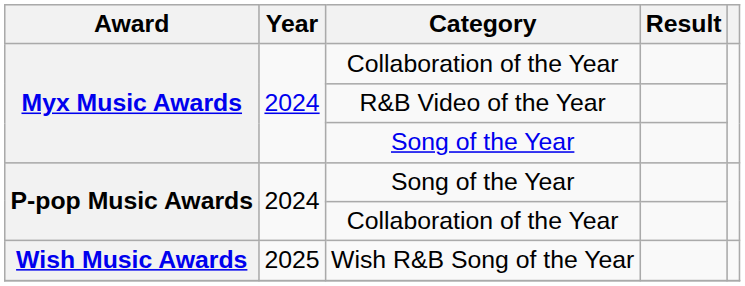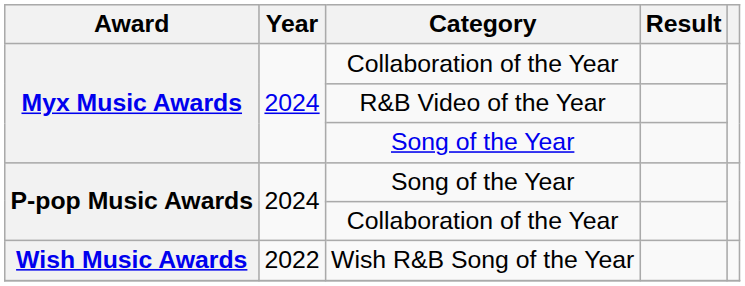(292, 260) 2025 -> (292, 260) 2022
